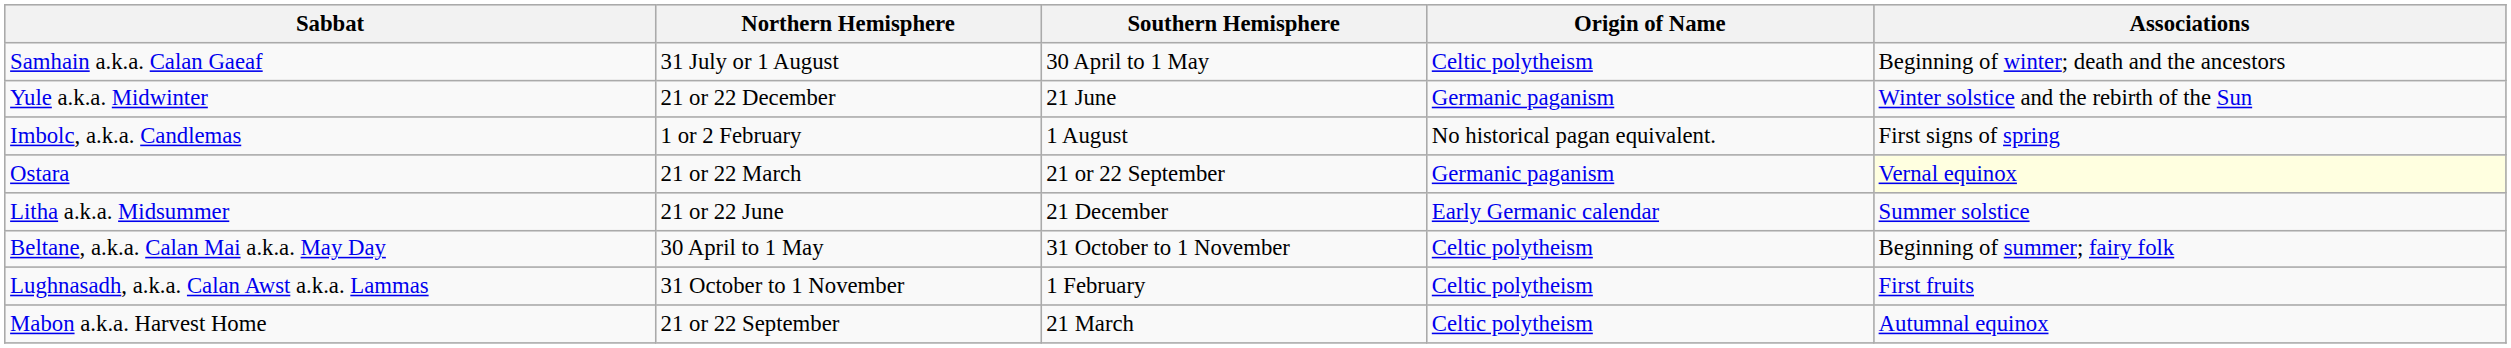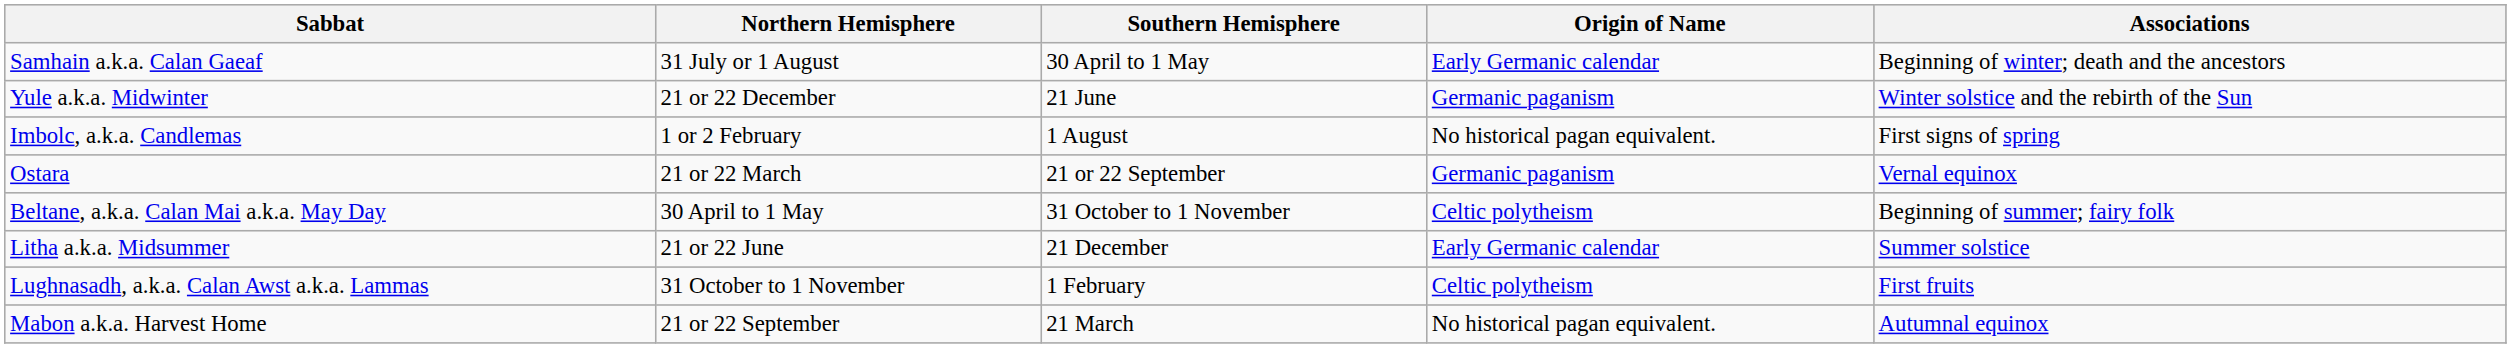(1512, 61) Celtic polytheism -> (1545, 61) Early Germanic calendar
(1948, 173) lightyellow background -> (1948, 173) no background
rows swapped: (198, 248) <-> (120, 211)
(1512, 323) Celtic polytheism -> (1574, 323) No historical pagan equivalent.
